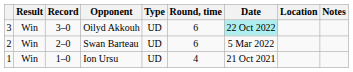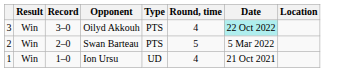- column: (334, 12)
(155, 28) UD -> (155, 28) PTS
(196, 28) 6 -> (196, 28) 4
(155, 43) UD -> (155, 43) PTS
(196, 43) 6 -> (196, 43) 5
